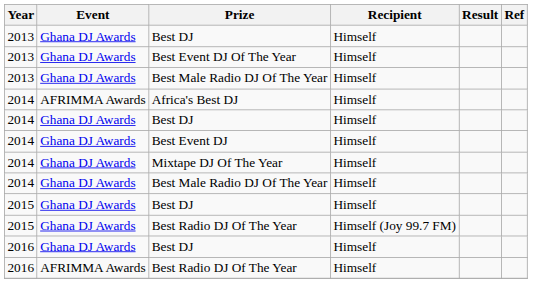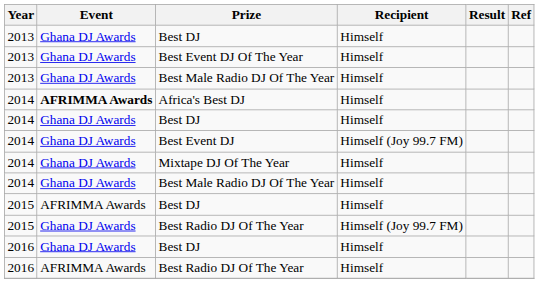(93, 99) normal -> (96, 99) bold
(355, 141) Himself -> (402, 141) Himself (Joy 99.7 FM)
(88, 204) Ghana DJ Awards -> (93, 204) AFRIMMA Awards
